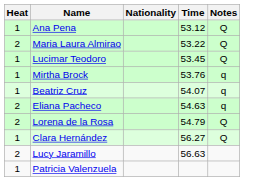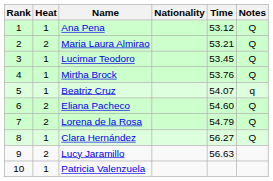+ column: (19, 12)
(193, 44) 53.22 -> (222, 44) 53.21
(224, 75) q -> (252, 75) Q
(193, 106) 54.63 -> (222, 106) 54.60
(224, 106) q -> (252, 106) Q
